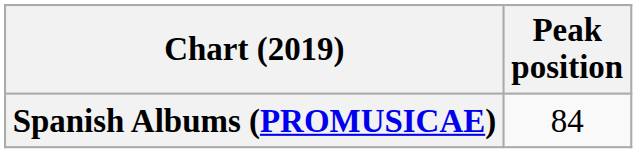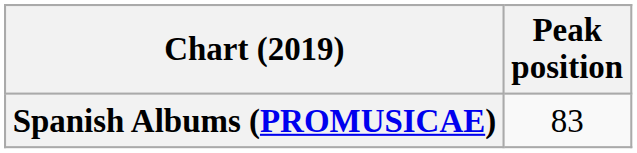(567, 119) 84 -> (567, 119) 83
